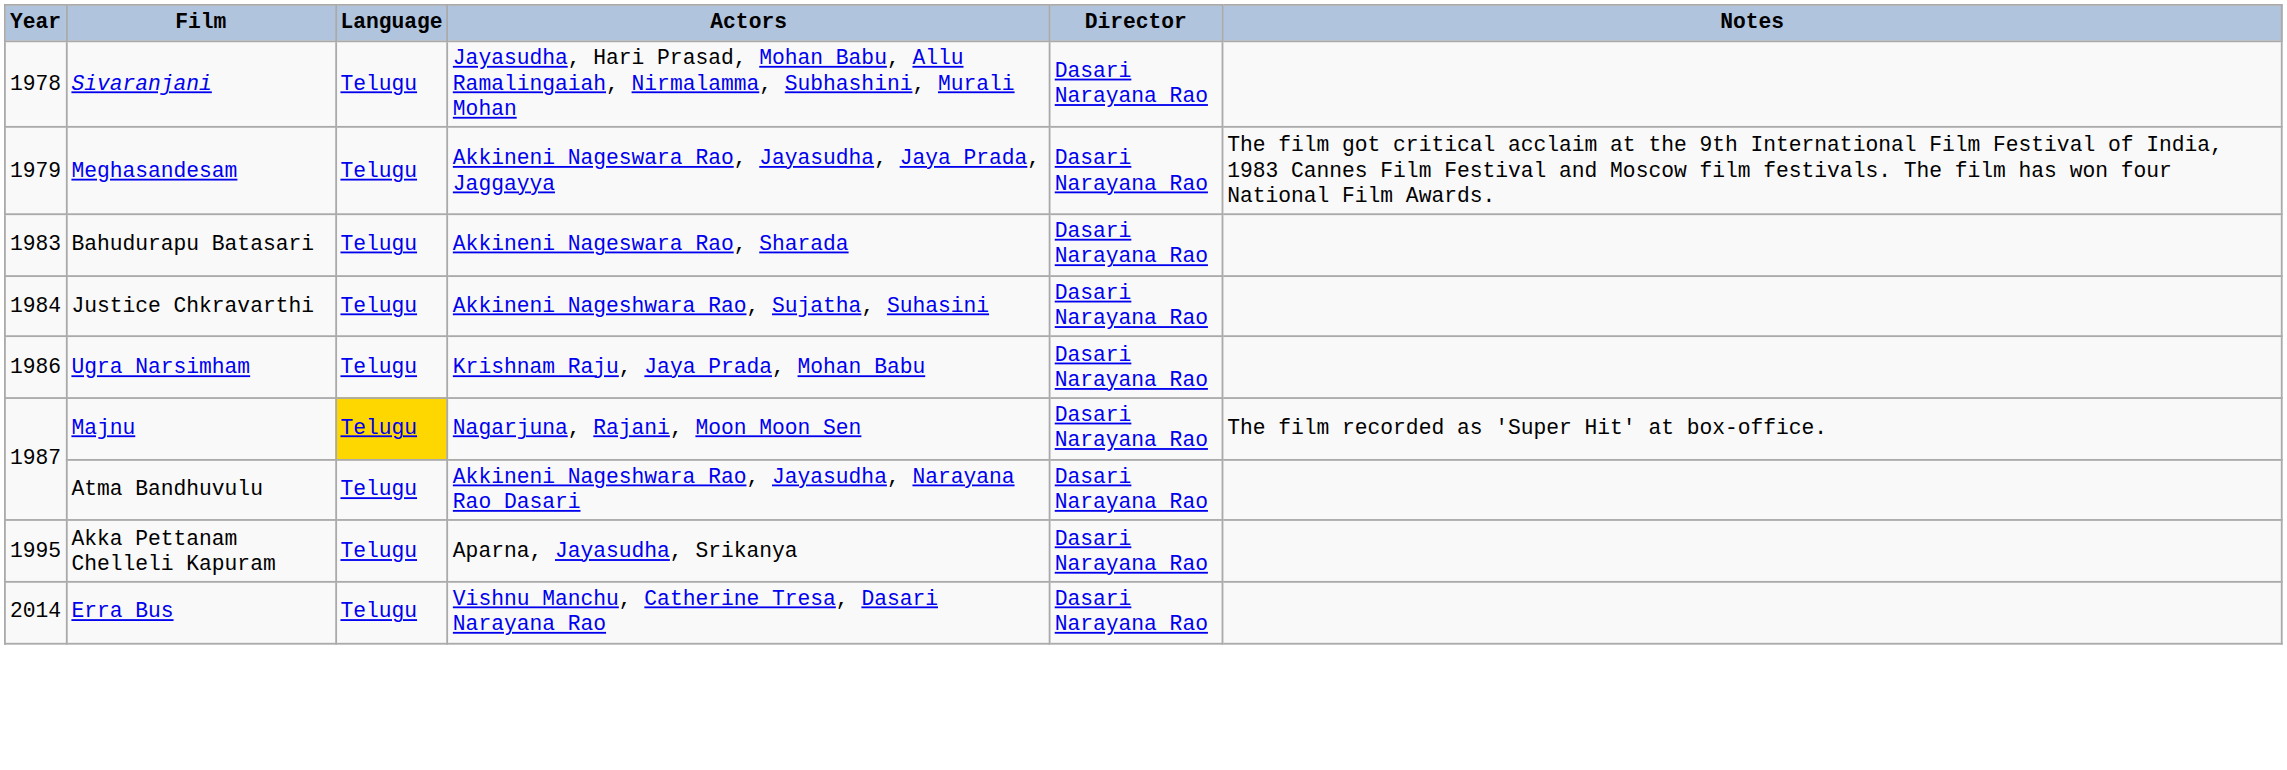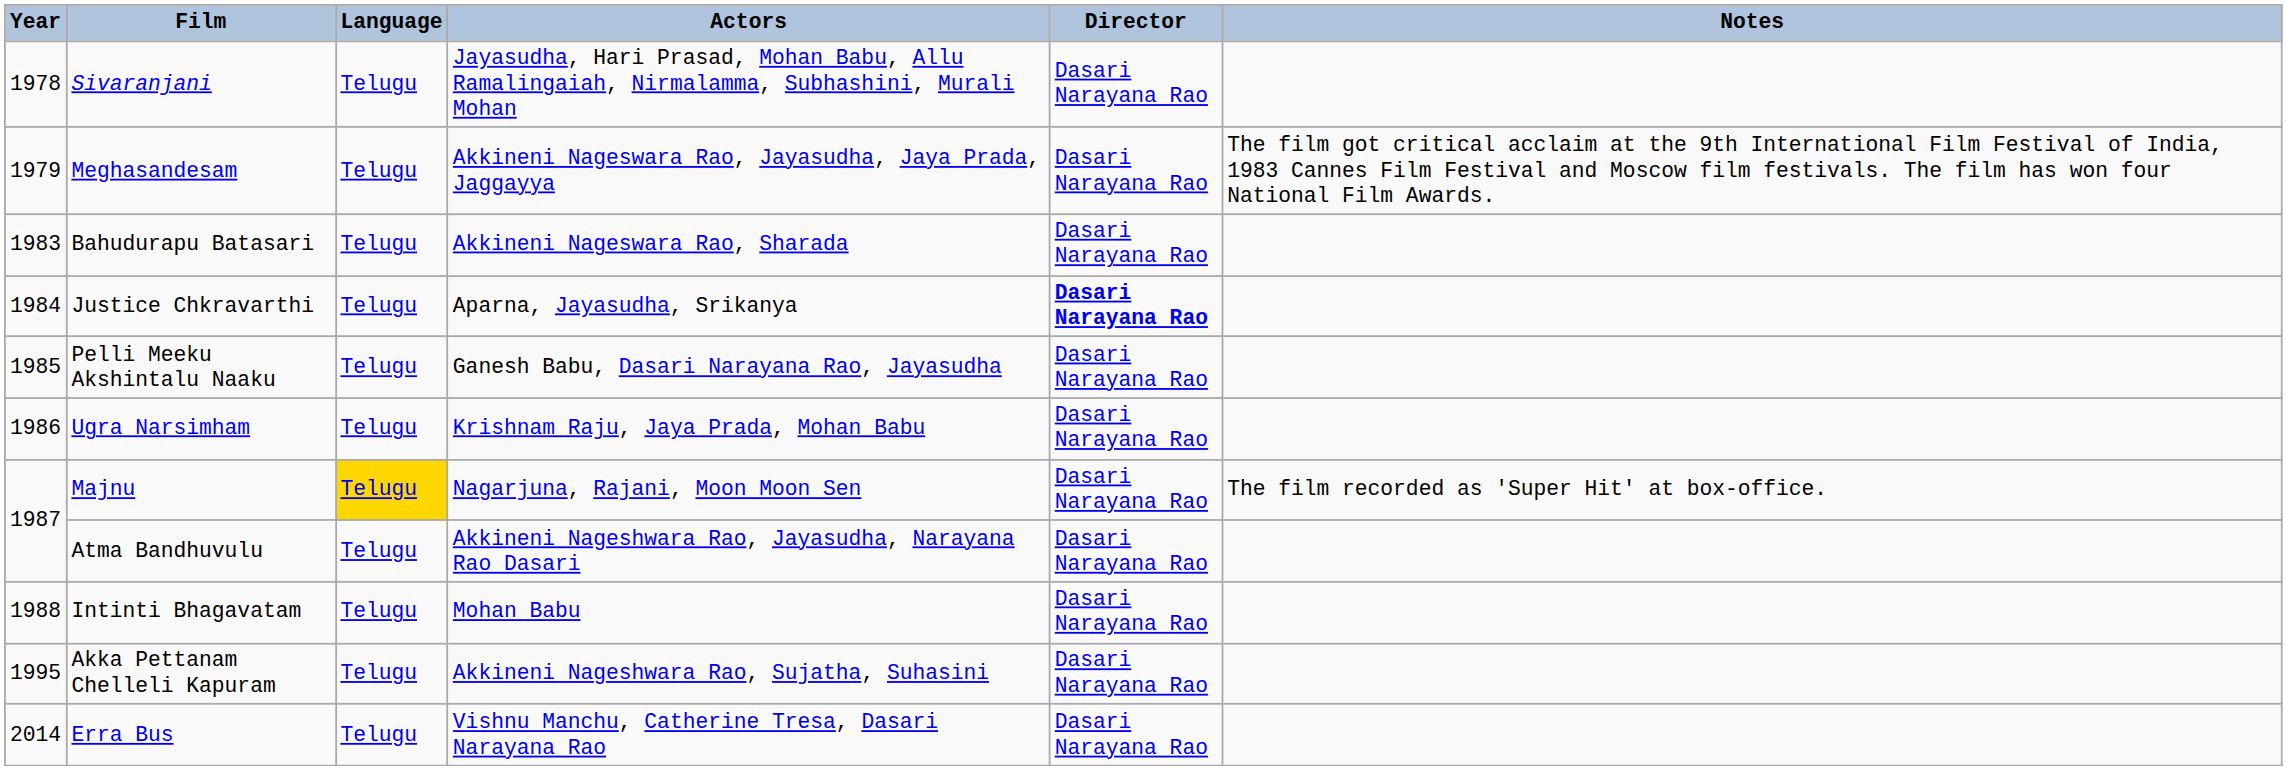(721, 306) Akkineni Nageshwara Rao, Sujatha, Suhasini -> (625, 306) Aparna, Jayasudha, Srikanya
(1131, 306) normal -> (1131, 306) bold
+ row: (174, 367)
+ row: (186, 612)
(625, 551) Aparna, Jayasudha, Srikanya -> (721, 673) Akkineni Nageshwara Rao, Sujatha, Suhasini
